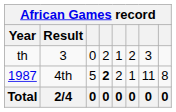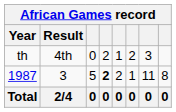(63, 55) 3 -> (63, 55) 4th
(63, 76) 4th -> (63, 76) 3
